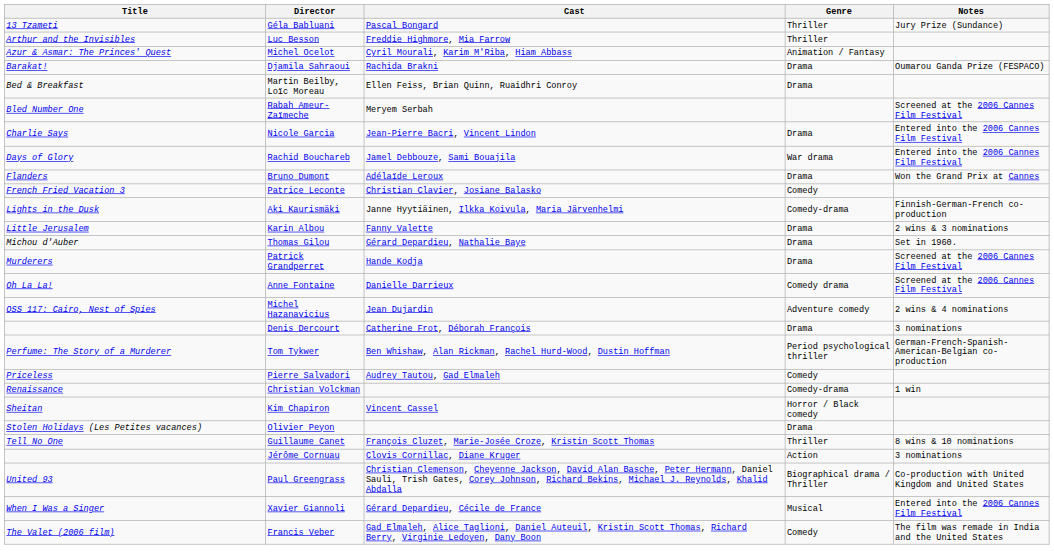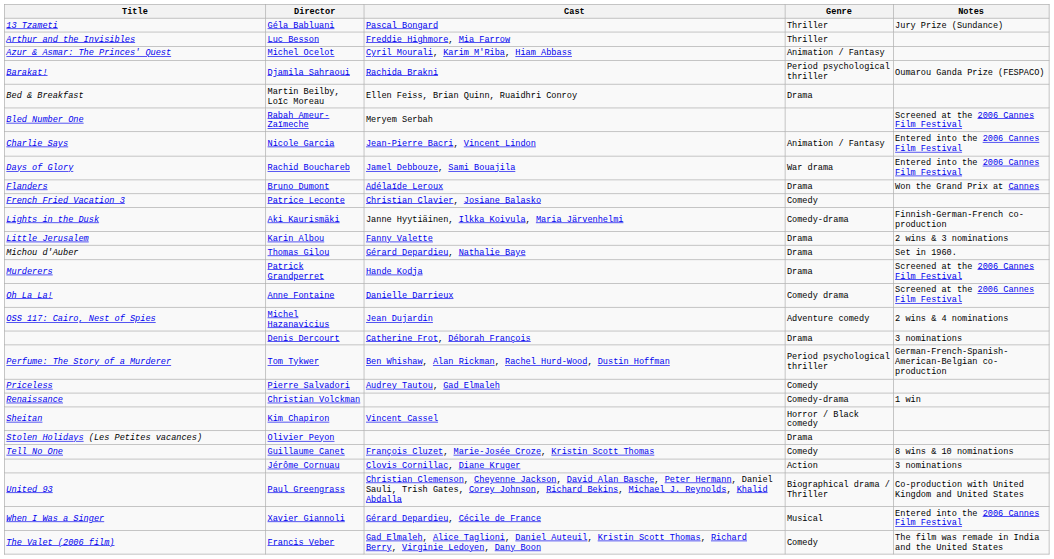(800, 67) Drama -> (838, 72) Period psychological thriller
(800, 134) Drama -> (836, 144) Animation / Fantasy
(808, 442) Thriller -> (802, 452) Comedy
